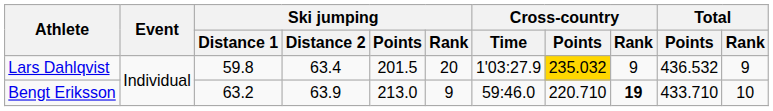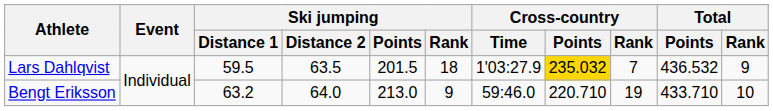(238, 68) 59.8 -> (238, 68) 59.5
(326, 68) 63.4 -> (326, 68) 63.5
(449, 68) 20 -> (449, 68) 18
(633, 68) 9 -> (633, 68) 7
(326, 93) 63.9 -> (326, 93) 64.0
(633, 93) bold -> (633, 93) normal
